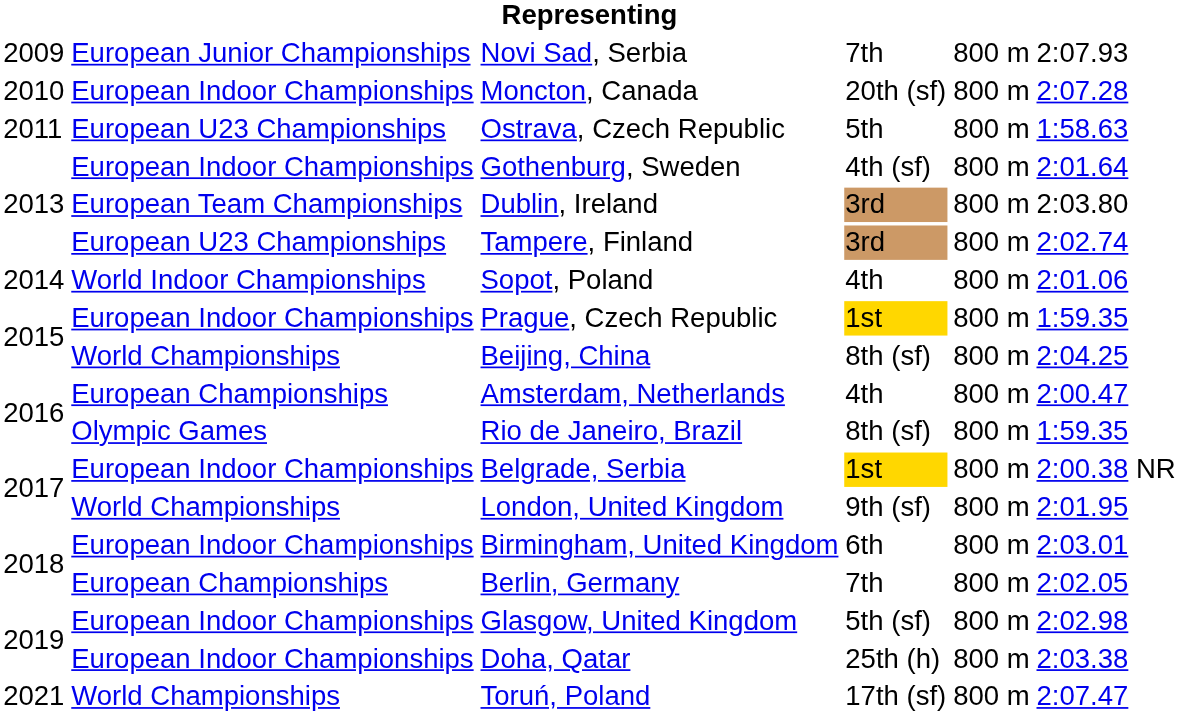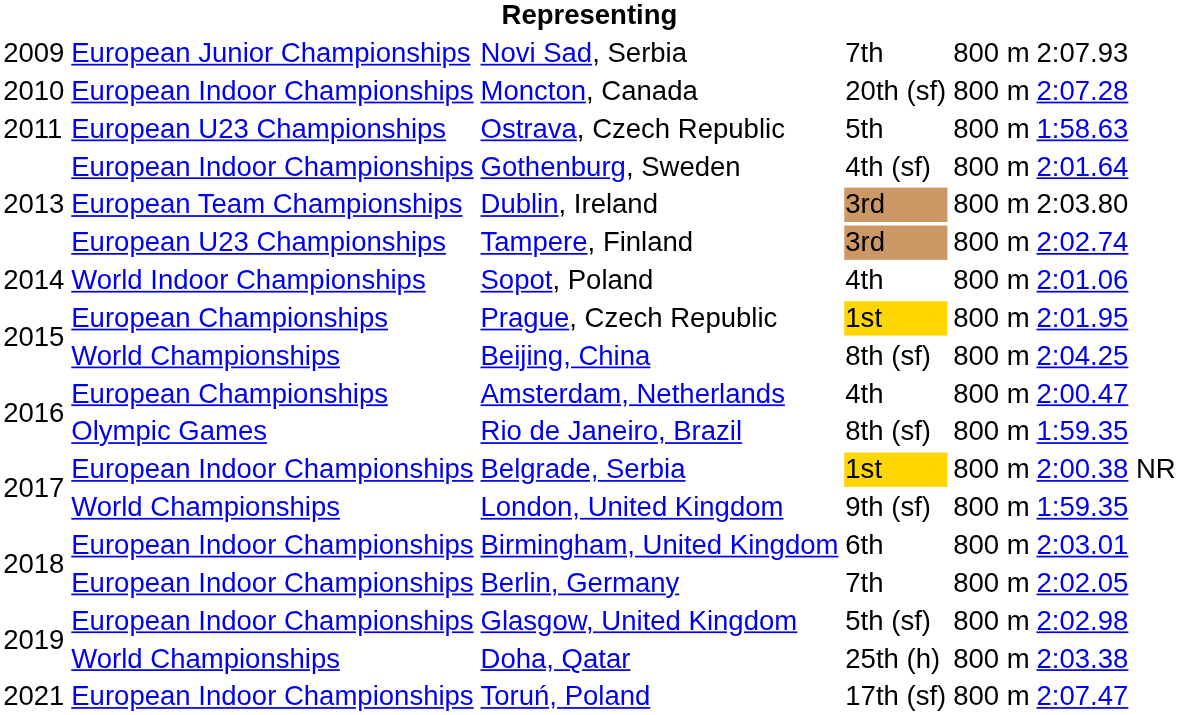(272, 318) European Indoor Championships -> (230, 318) European Championships
(1082, 318) 1:59.35 -> (1082, 318) 2:01.95
(1082, 507) 2:01.95 -> (1082, 507) 1:59.35
(230, 582) European Championships -> (272, 582) European Indoor Championships
(272, 658) European Indoor Championships -> (206, 658) World Championships
(206, 696) World Championships -> (272, 696) European Indoor Championships
